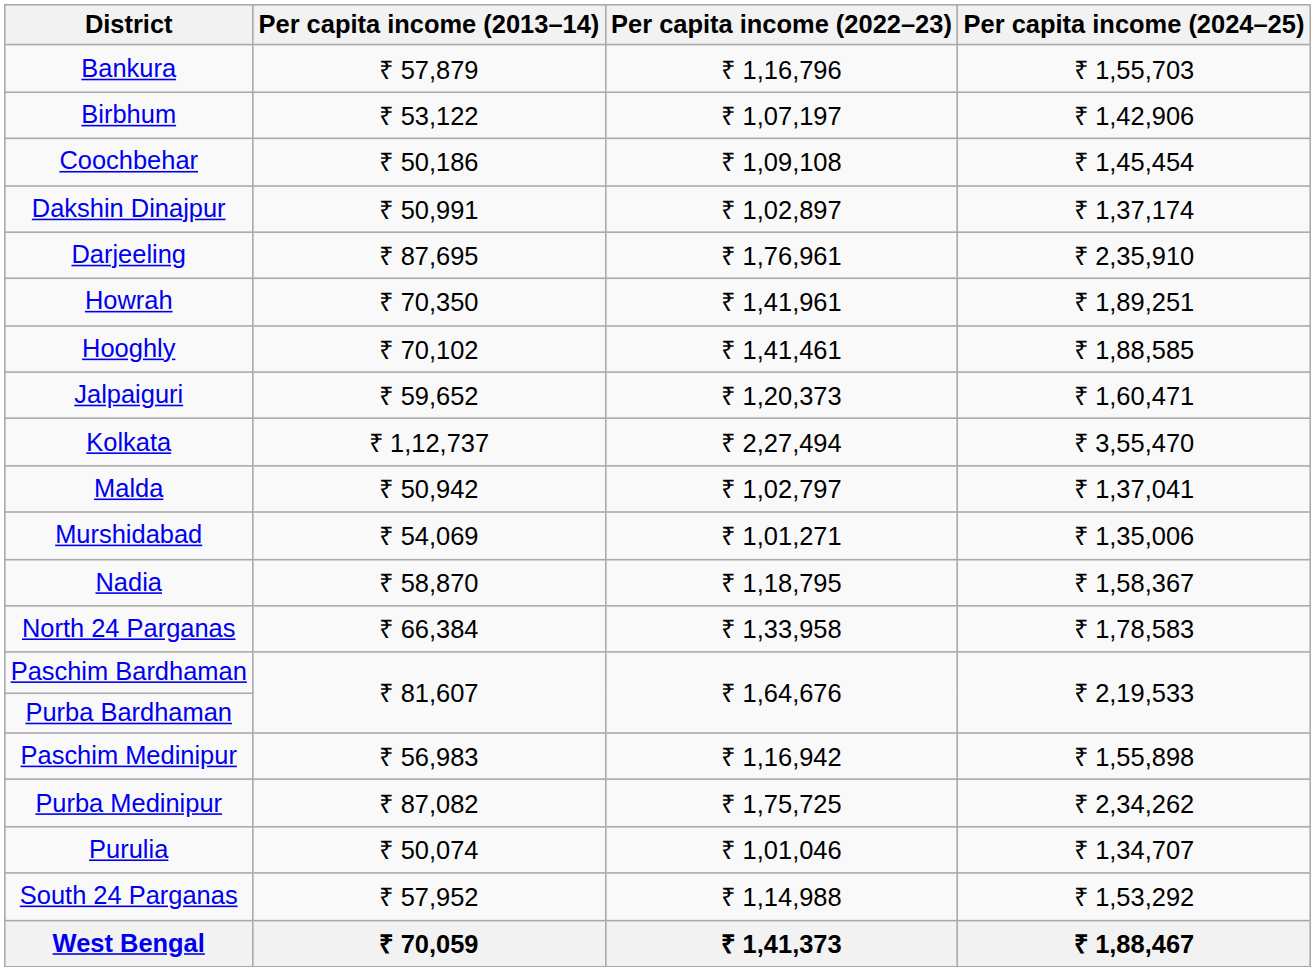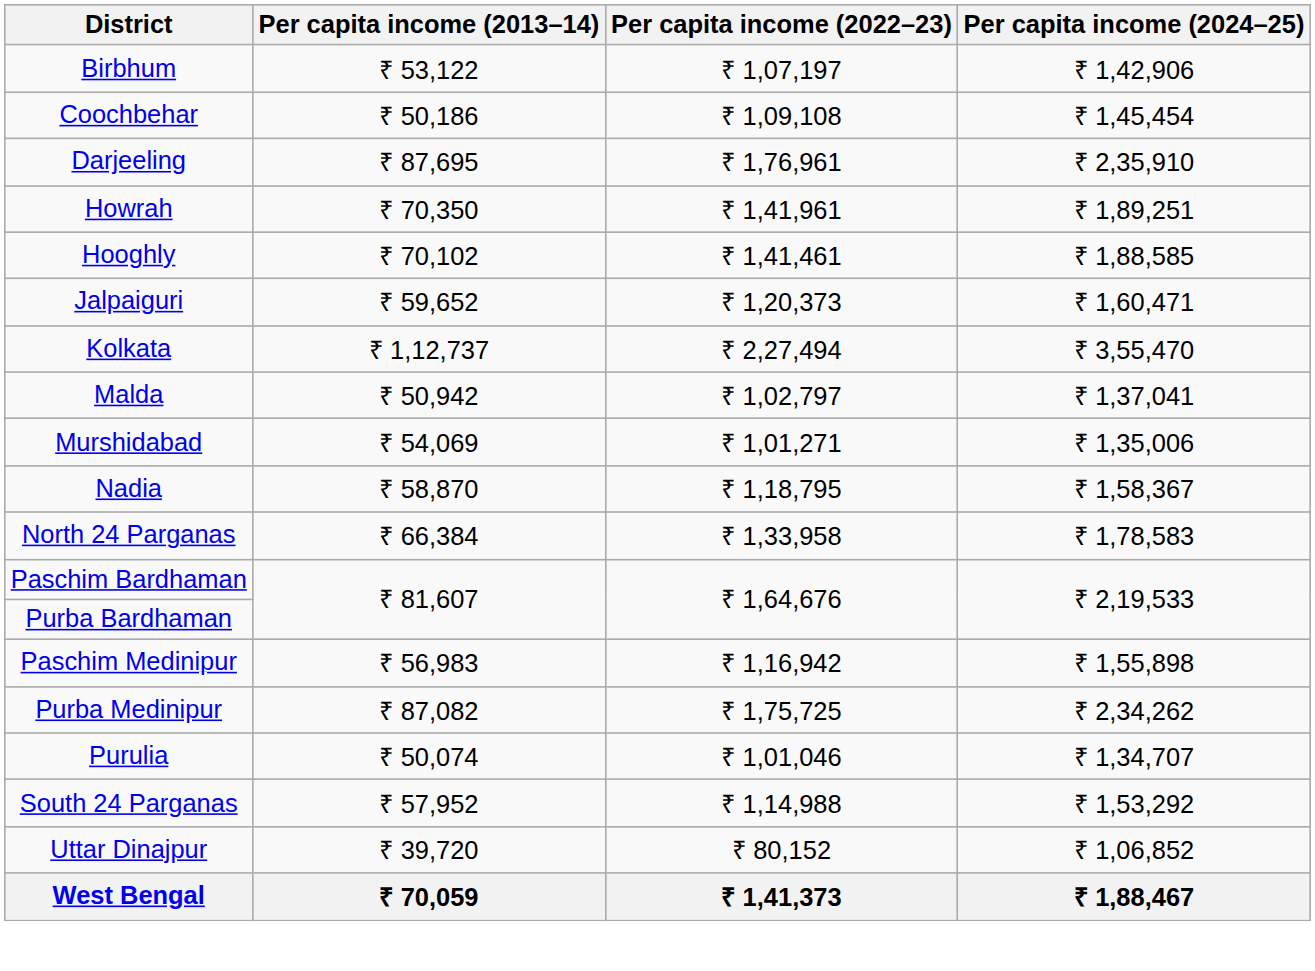- row: (129, 68)
- row: (129, 208)
+ row: (129, 849)
